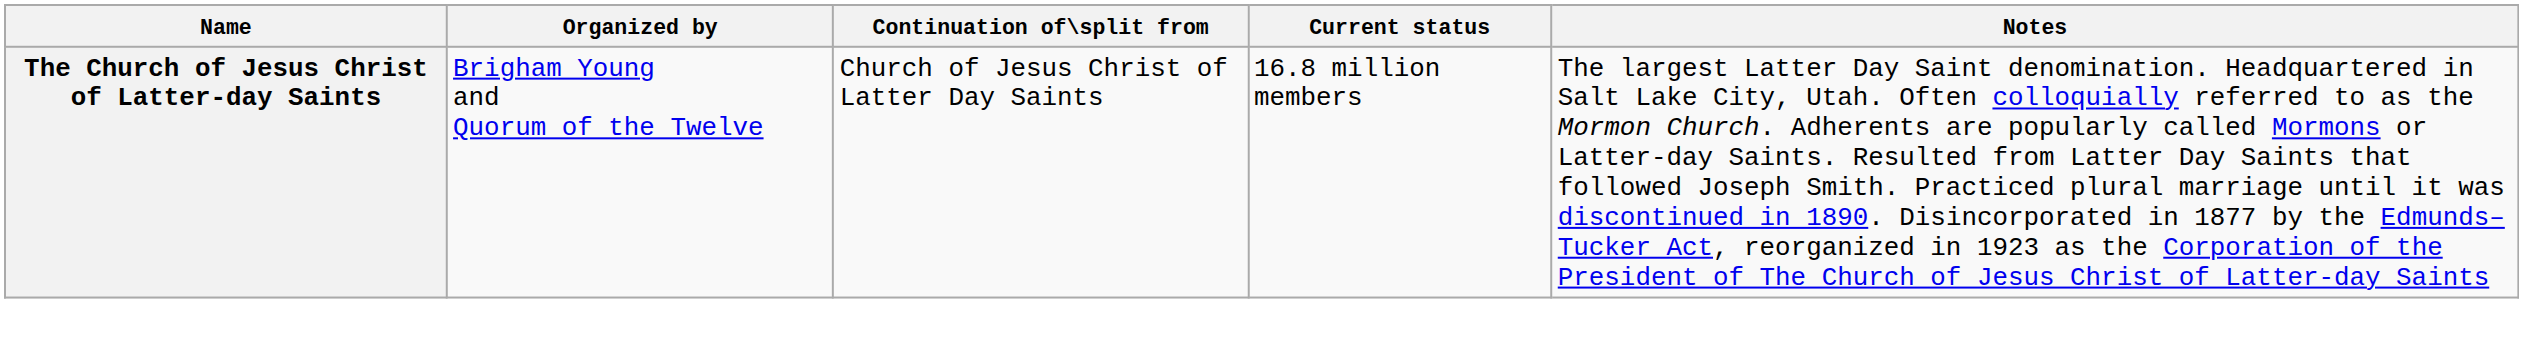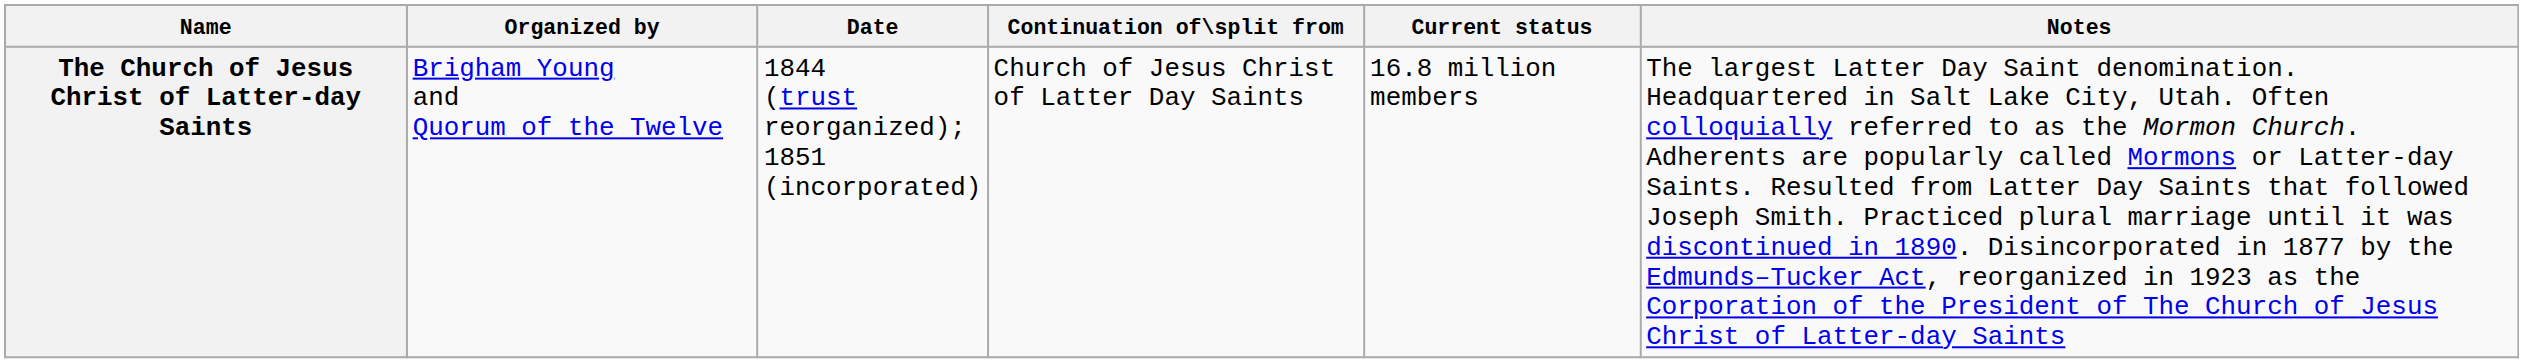+ column: (873, 27)
